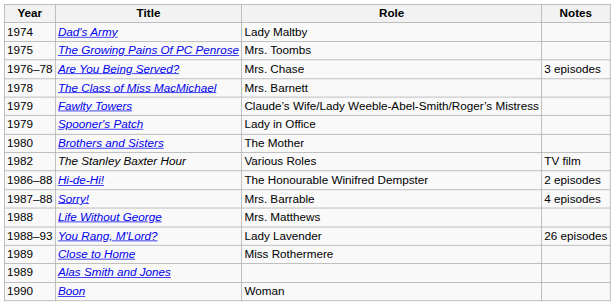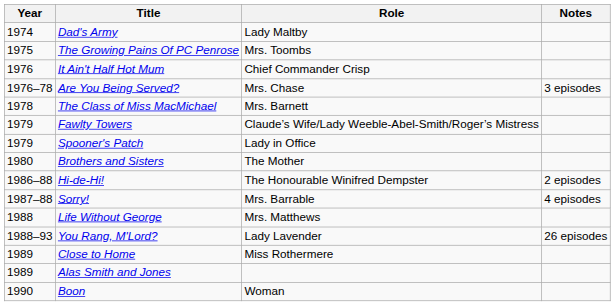+ row: (111, 69)
- row: (122, 161)
